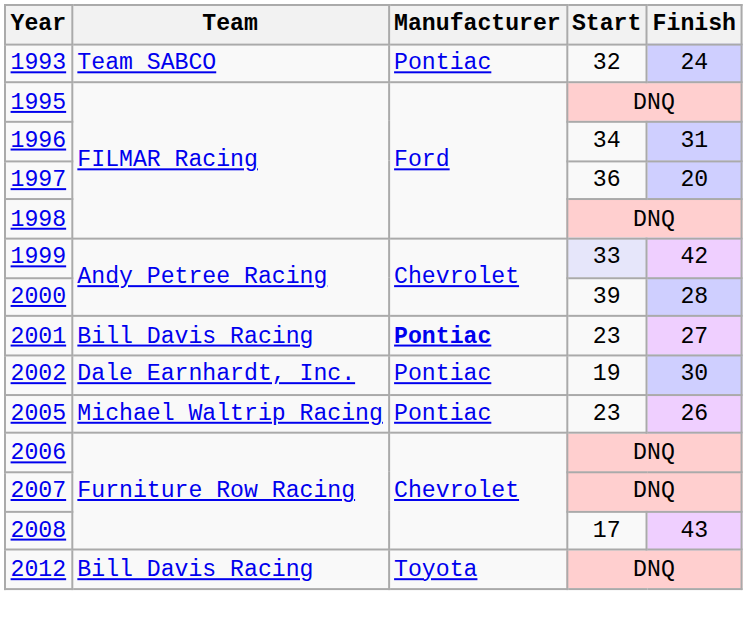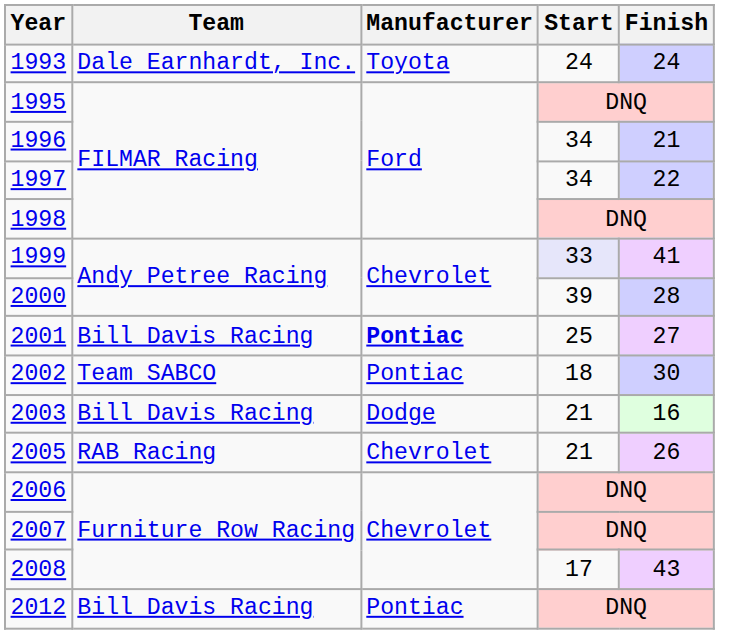(147, 63) Team SABCO -> (216, 63) Dale Earnhardt, Inc.
(443, 63) Pontiac -> (408, 63) Toyota
(607, 63) 32 -> (579, 63) 24
(694, 141) 31 -> (666, 141) 21
(607, 180) 36 -> (579, 180) 34
(694, 180) 20 -> (666, 180) 22
(694, 258) 42 -> (666, 258) 41
(607, 335) 23 -> (579, 335) 25
(216, 374) Dale Earnhardt, Inc. -> (147, 374) Team SABCO
(607, 374) 19 -> (579, 374) 18
+ row: (38, 413)
(230, 413) Michael Waltrip Racing -> (147, 452) RAB Racing
(443, 413) Pontiac -> (429, 452) Chevrolet
(607, 413) 23 -> (579, 452) 21
(436, 569) Toyota -> (415, 608) Pontiac
